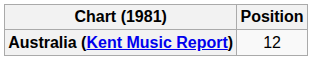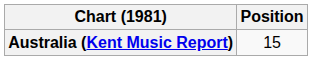(272, 42) 12 -> (272, 42) 15
